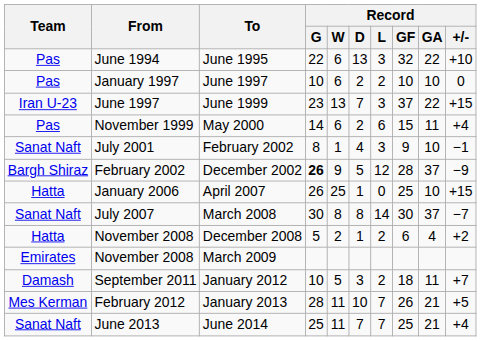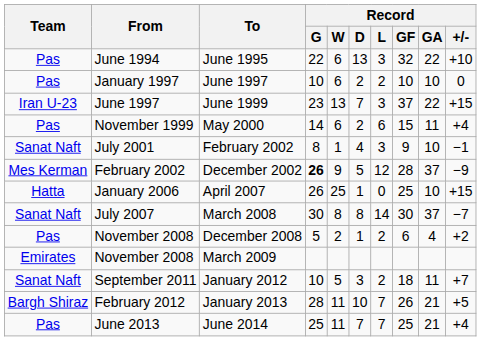(48, 170) Bargh Shiraz -> (48, 170) Mes Kerman
(48, 236) Hatta -> (48, 236) Pas
(48, 280) Damash -> (48, 280) Sanat Naft
(48, 302) Mes Kerman -> (48, 302) Bargh Shiraz
(48, 324) Sanat Naft -> (48, 324) Pas
